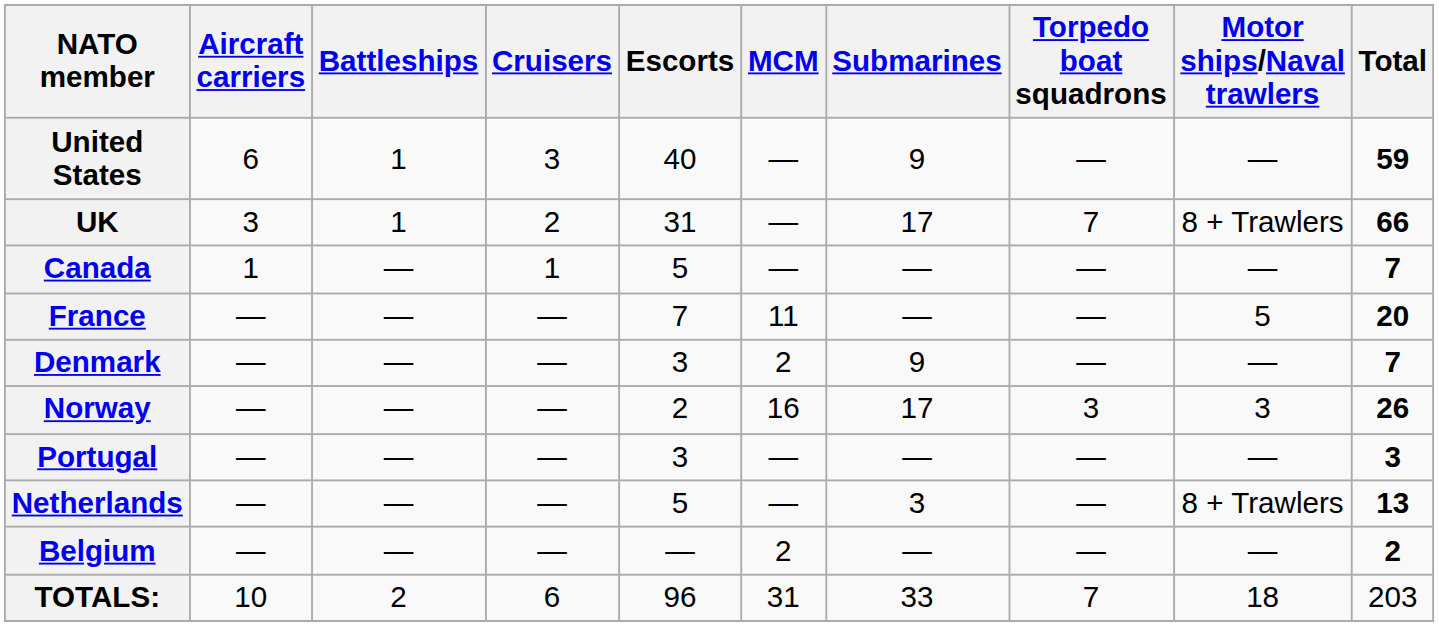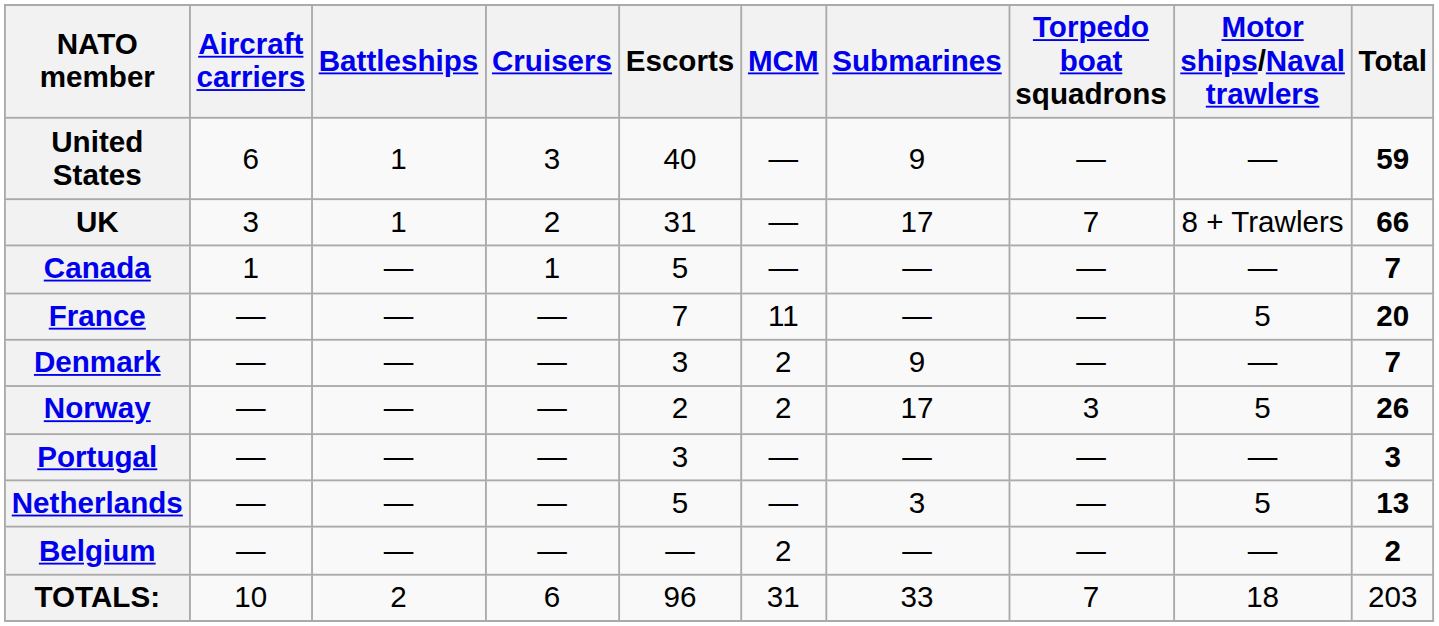(783, 409) 16 -> (783, 409) 2
(1263, 409) 3 -> (1263, 409) 5
(1263, 503) 8 + Trawlers -> (1263, 503) 5
